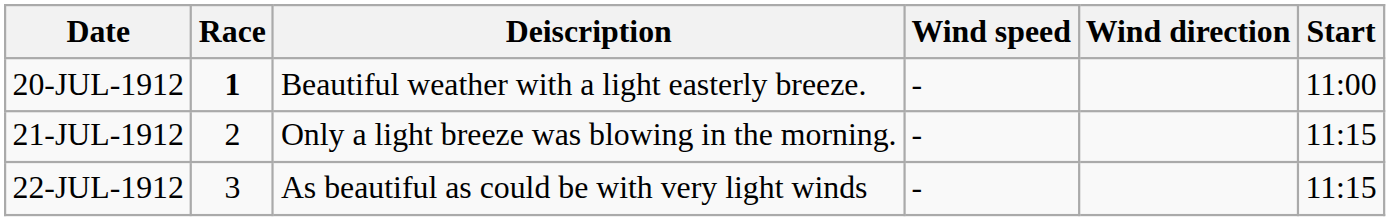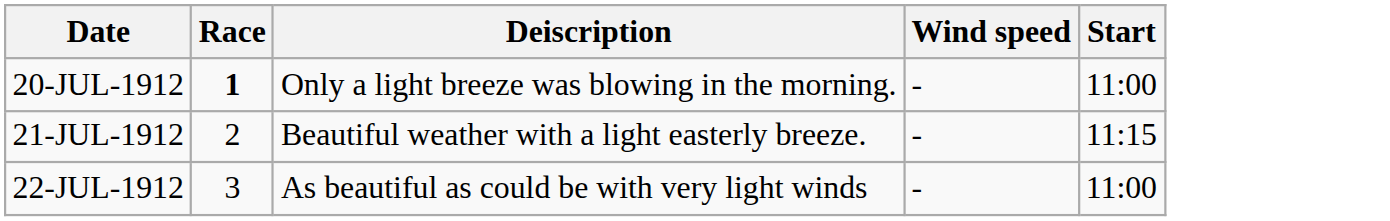- column: (1188, 31)
(574, 83) Beautiful weather with a light easterly breeze. -> (589, 83) Only a light breeze was blowing in the morning.
(589, 136) Only a light breeze was blowing in the morning. -> (574, 136) Beautiful weather with a light easterly breeze.
(1341, 188) 11:15 -> (1121, 188) 11:00
